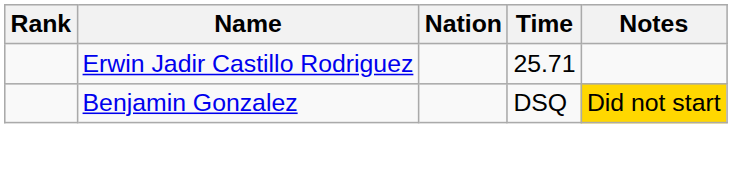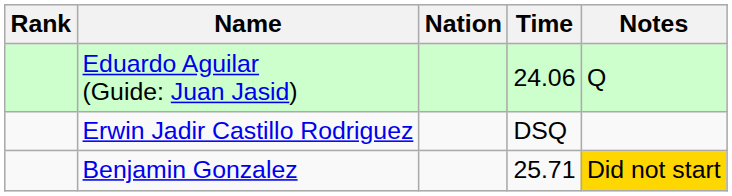+ row: (190, 77)
(544, 63) 25.71 -> (540, 130) DSQ
(540, 102) DSQ -> (544, 170) 25.71
